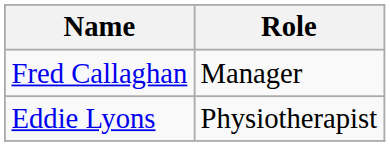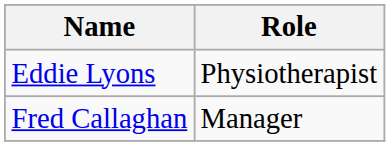rows swapped: (99, 72) <-> (83, 118)
